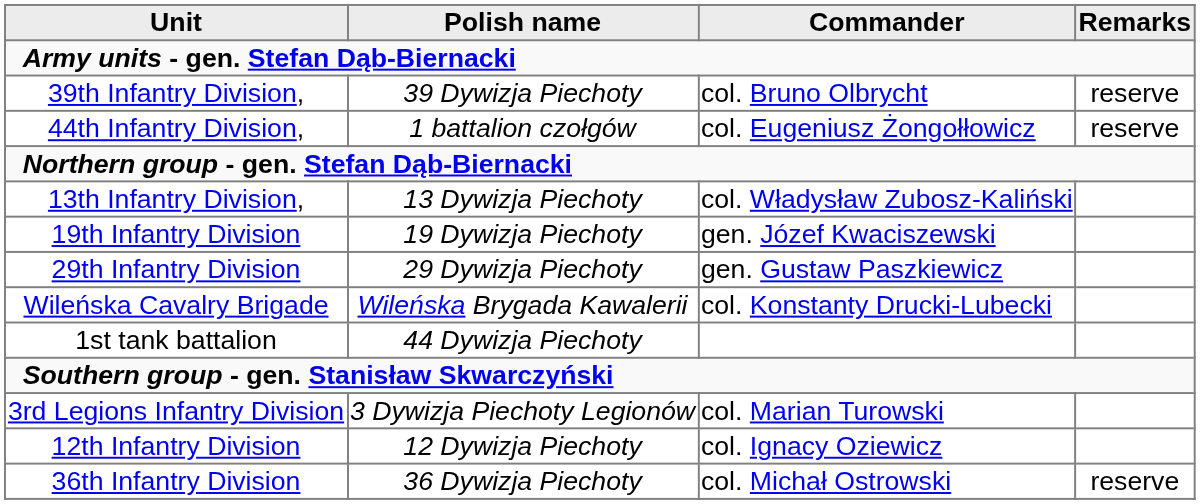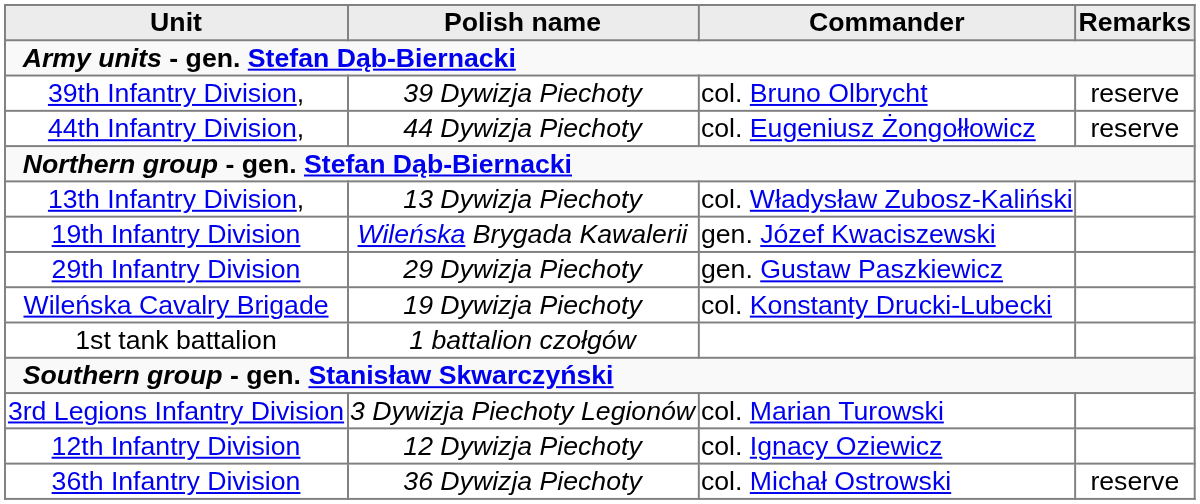(523, 128) 1 battalion czołgów -> (523, 128) 44 Dywizja Piechoty
(523, 234) 19 Dywizja Piechoty -> (523, 234) Wileńska Brygada Kawalerii
(523, 305) Wileńska Brygada Kawalerii -> (523, 305) 19 Dywizja Piechoty
(523, 340) 44 Dywizja Piechoty -> (523, 340) 1 battalion czołgów
